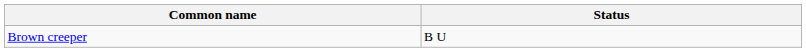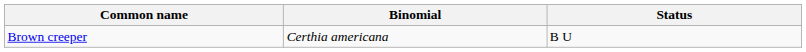+ column: (415, 15)
